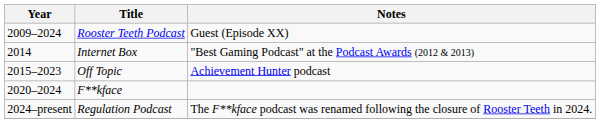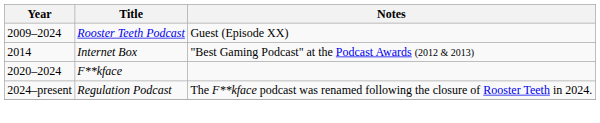- row: (100, 71)
